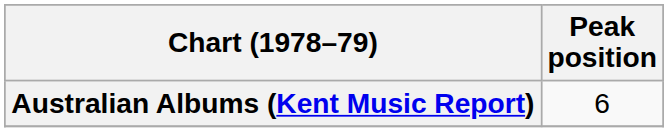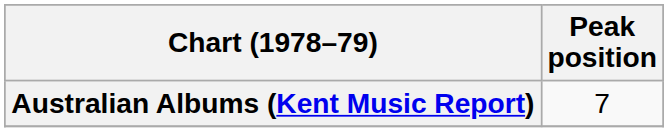(602, 103) 6 -> (602, 103) 7
